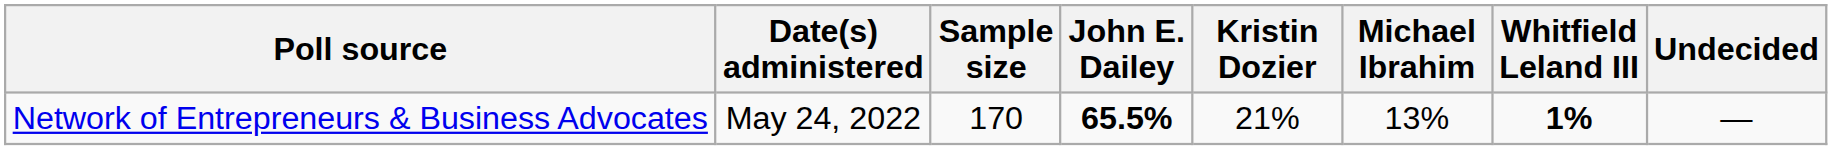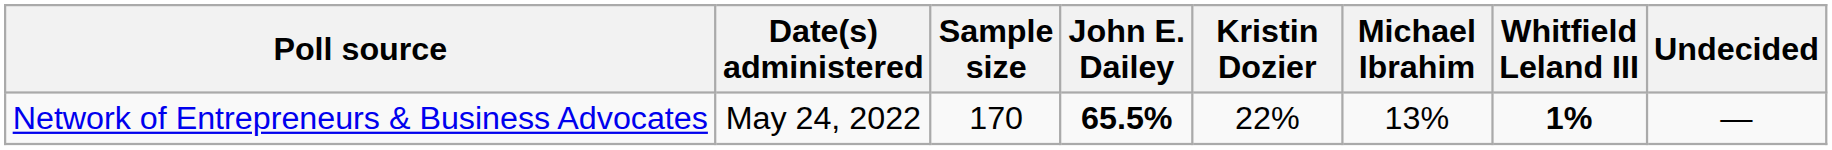(1267, 118) 21% -> (1267, 118) 22%
